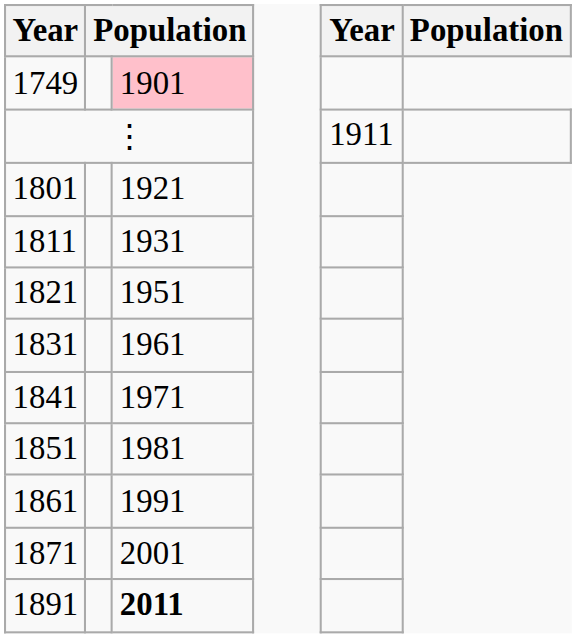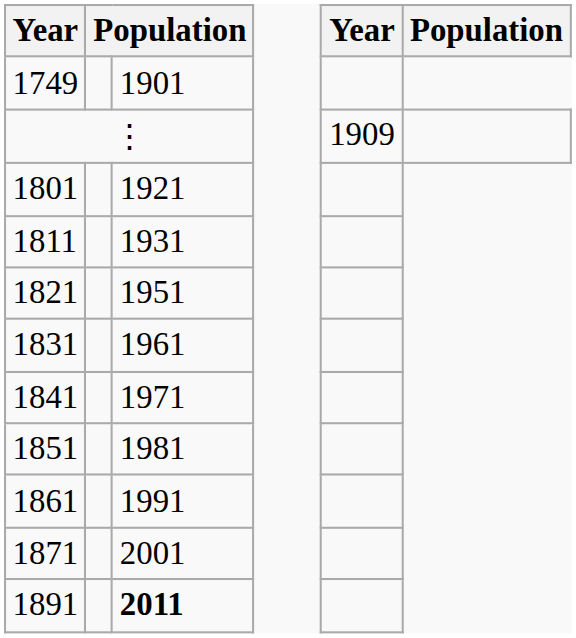(153, 82) pink background -> (153, 82) no background
(361, 135) 1911 -> (362, 135) 1909
